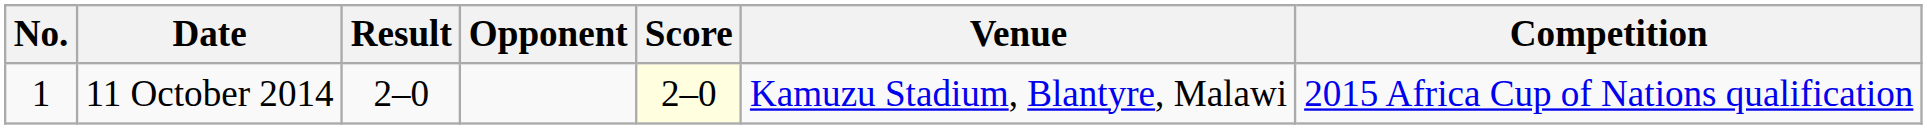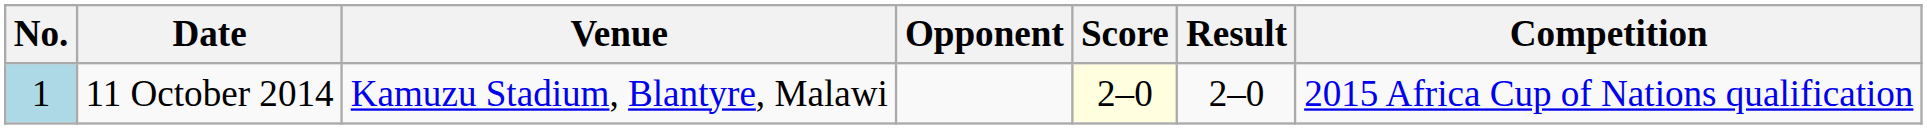columns swapped: (1018, 33) <-> (401, 33)
(41, 92) no background -> (41, 92) lightblue background
